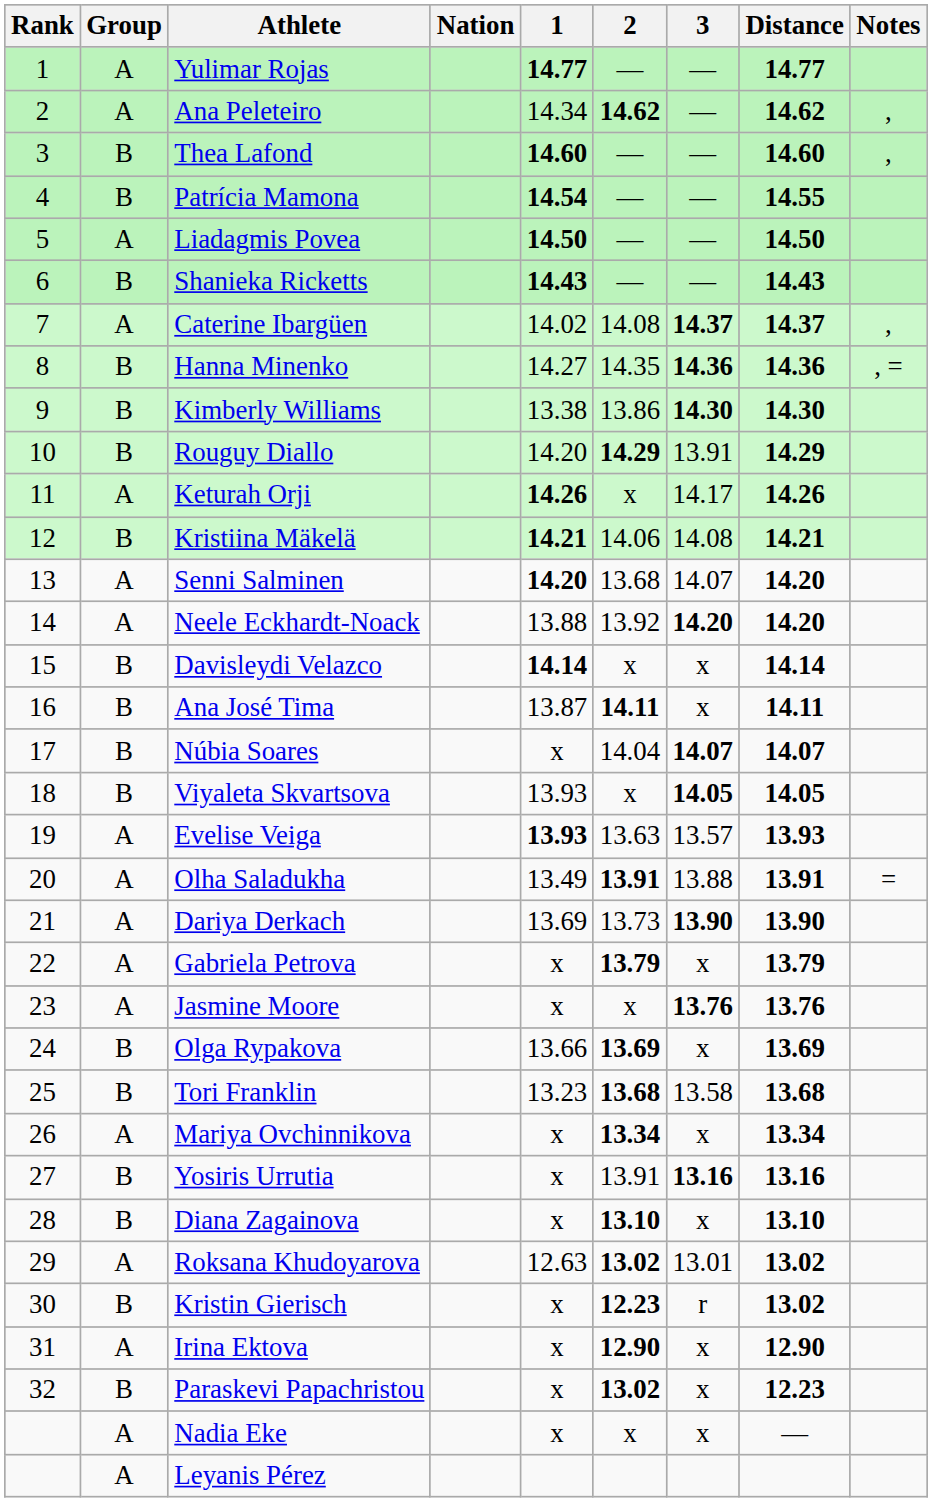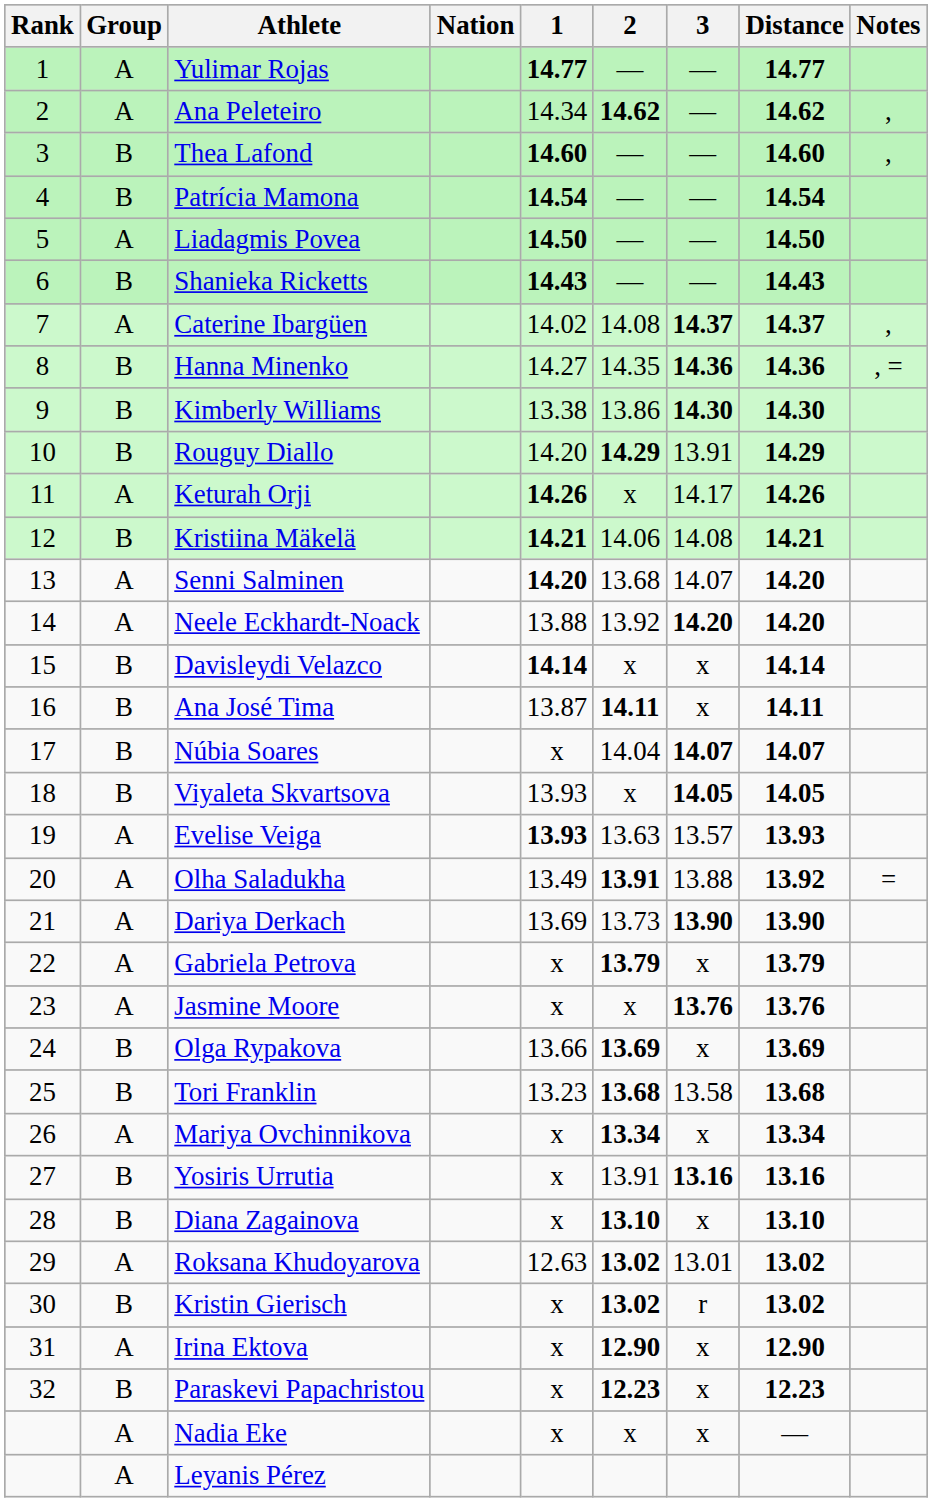(795, 196) 14.55 -> (795, 196) 14.54
(795, 878) 13.91 -> (795, 878) 13.92
(630, 1304) 12.23 -> (630, 1304) 13.02
(630, 1389) 13.02 -> (630, 1389) 12.23
